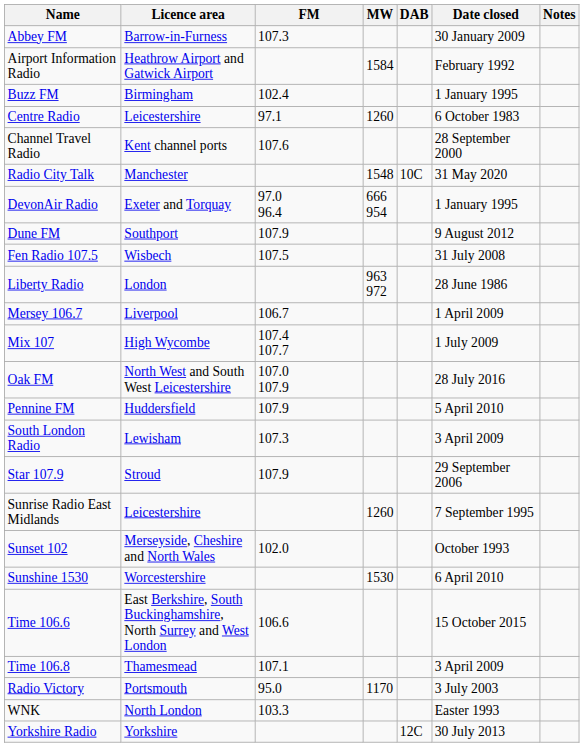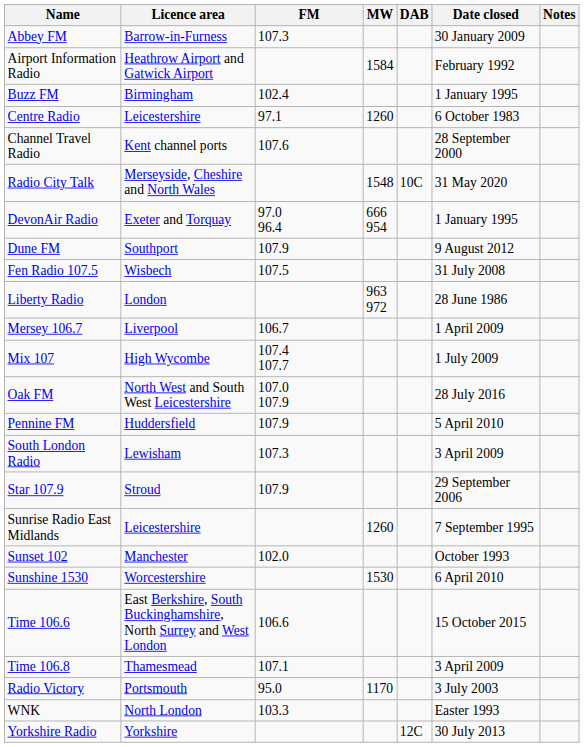(156, 175) Manchester -> (183, 182) Merseyside, Cheshire and North Wales
(183, 548) Merseyside, Cheshire and North Wales -> (156, 556) Manchester
